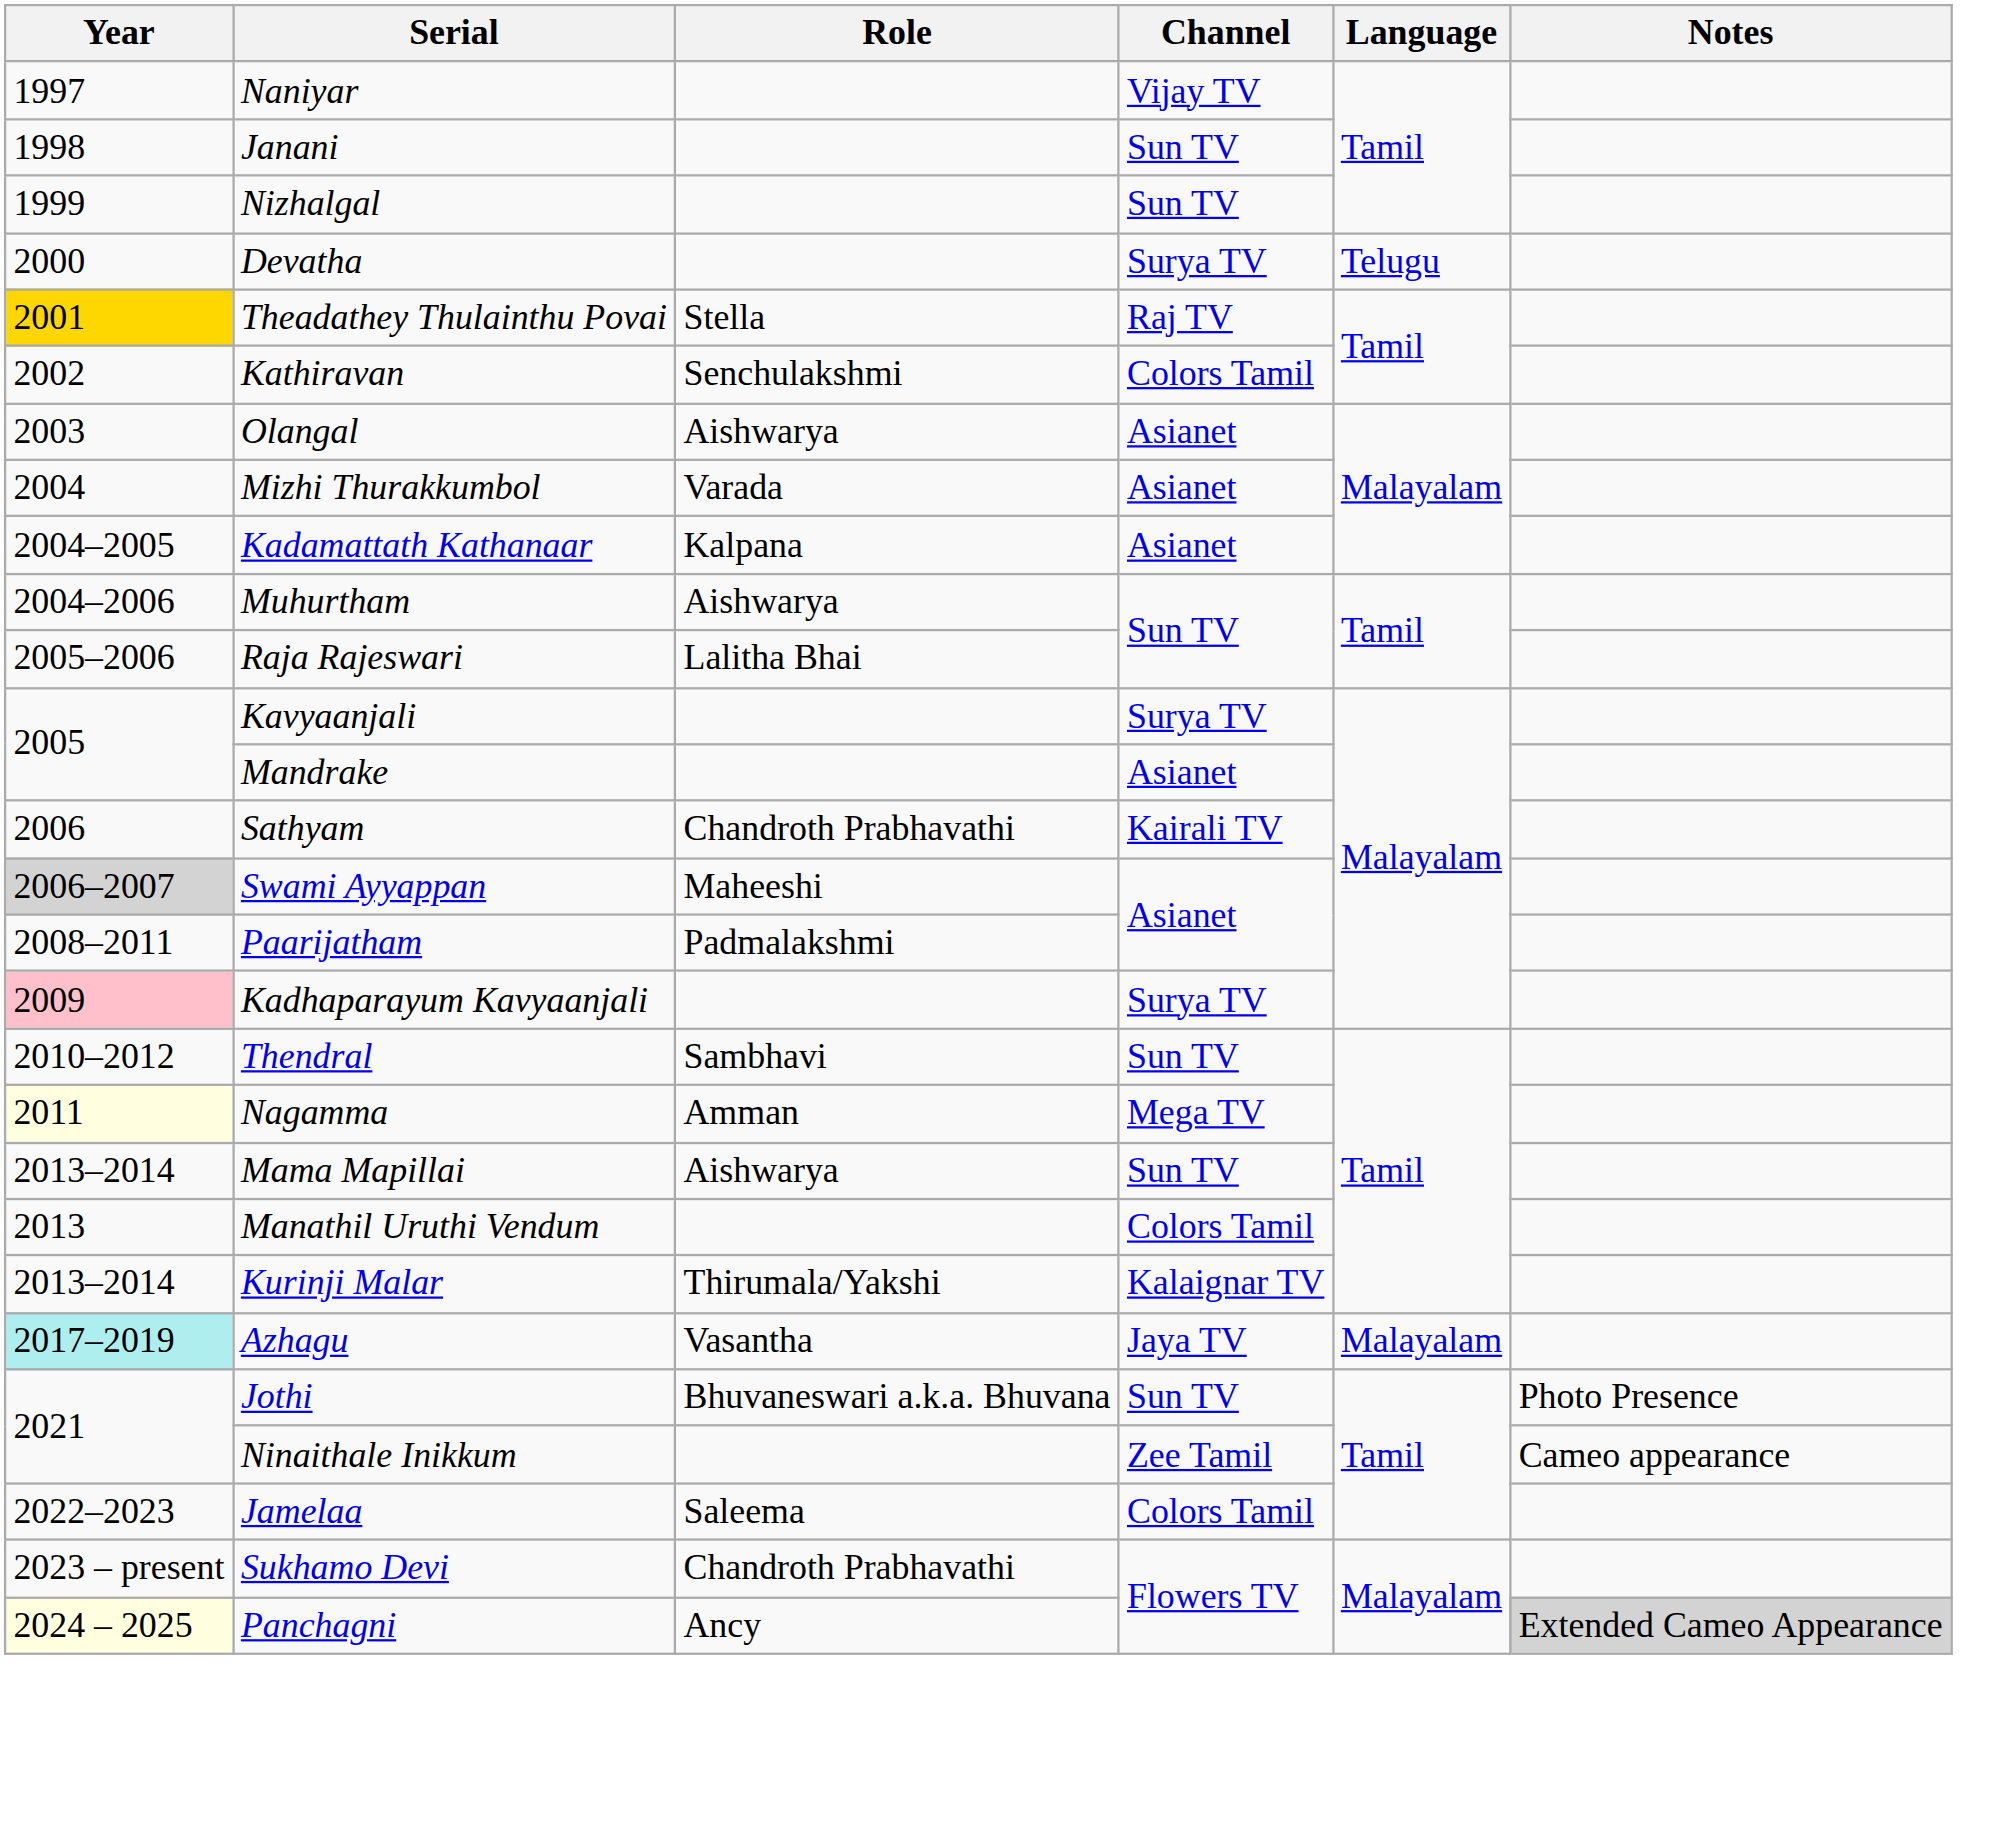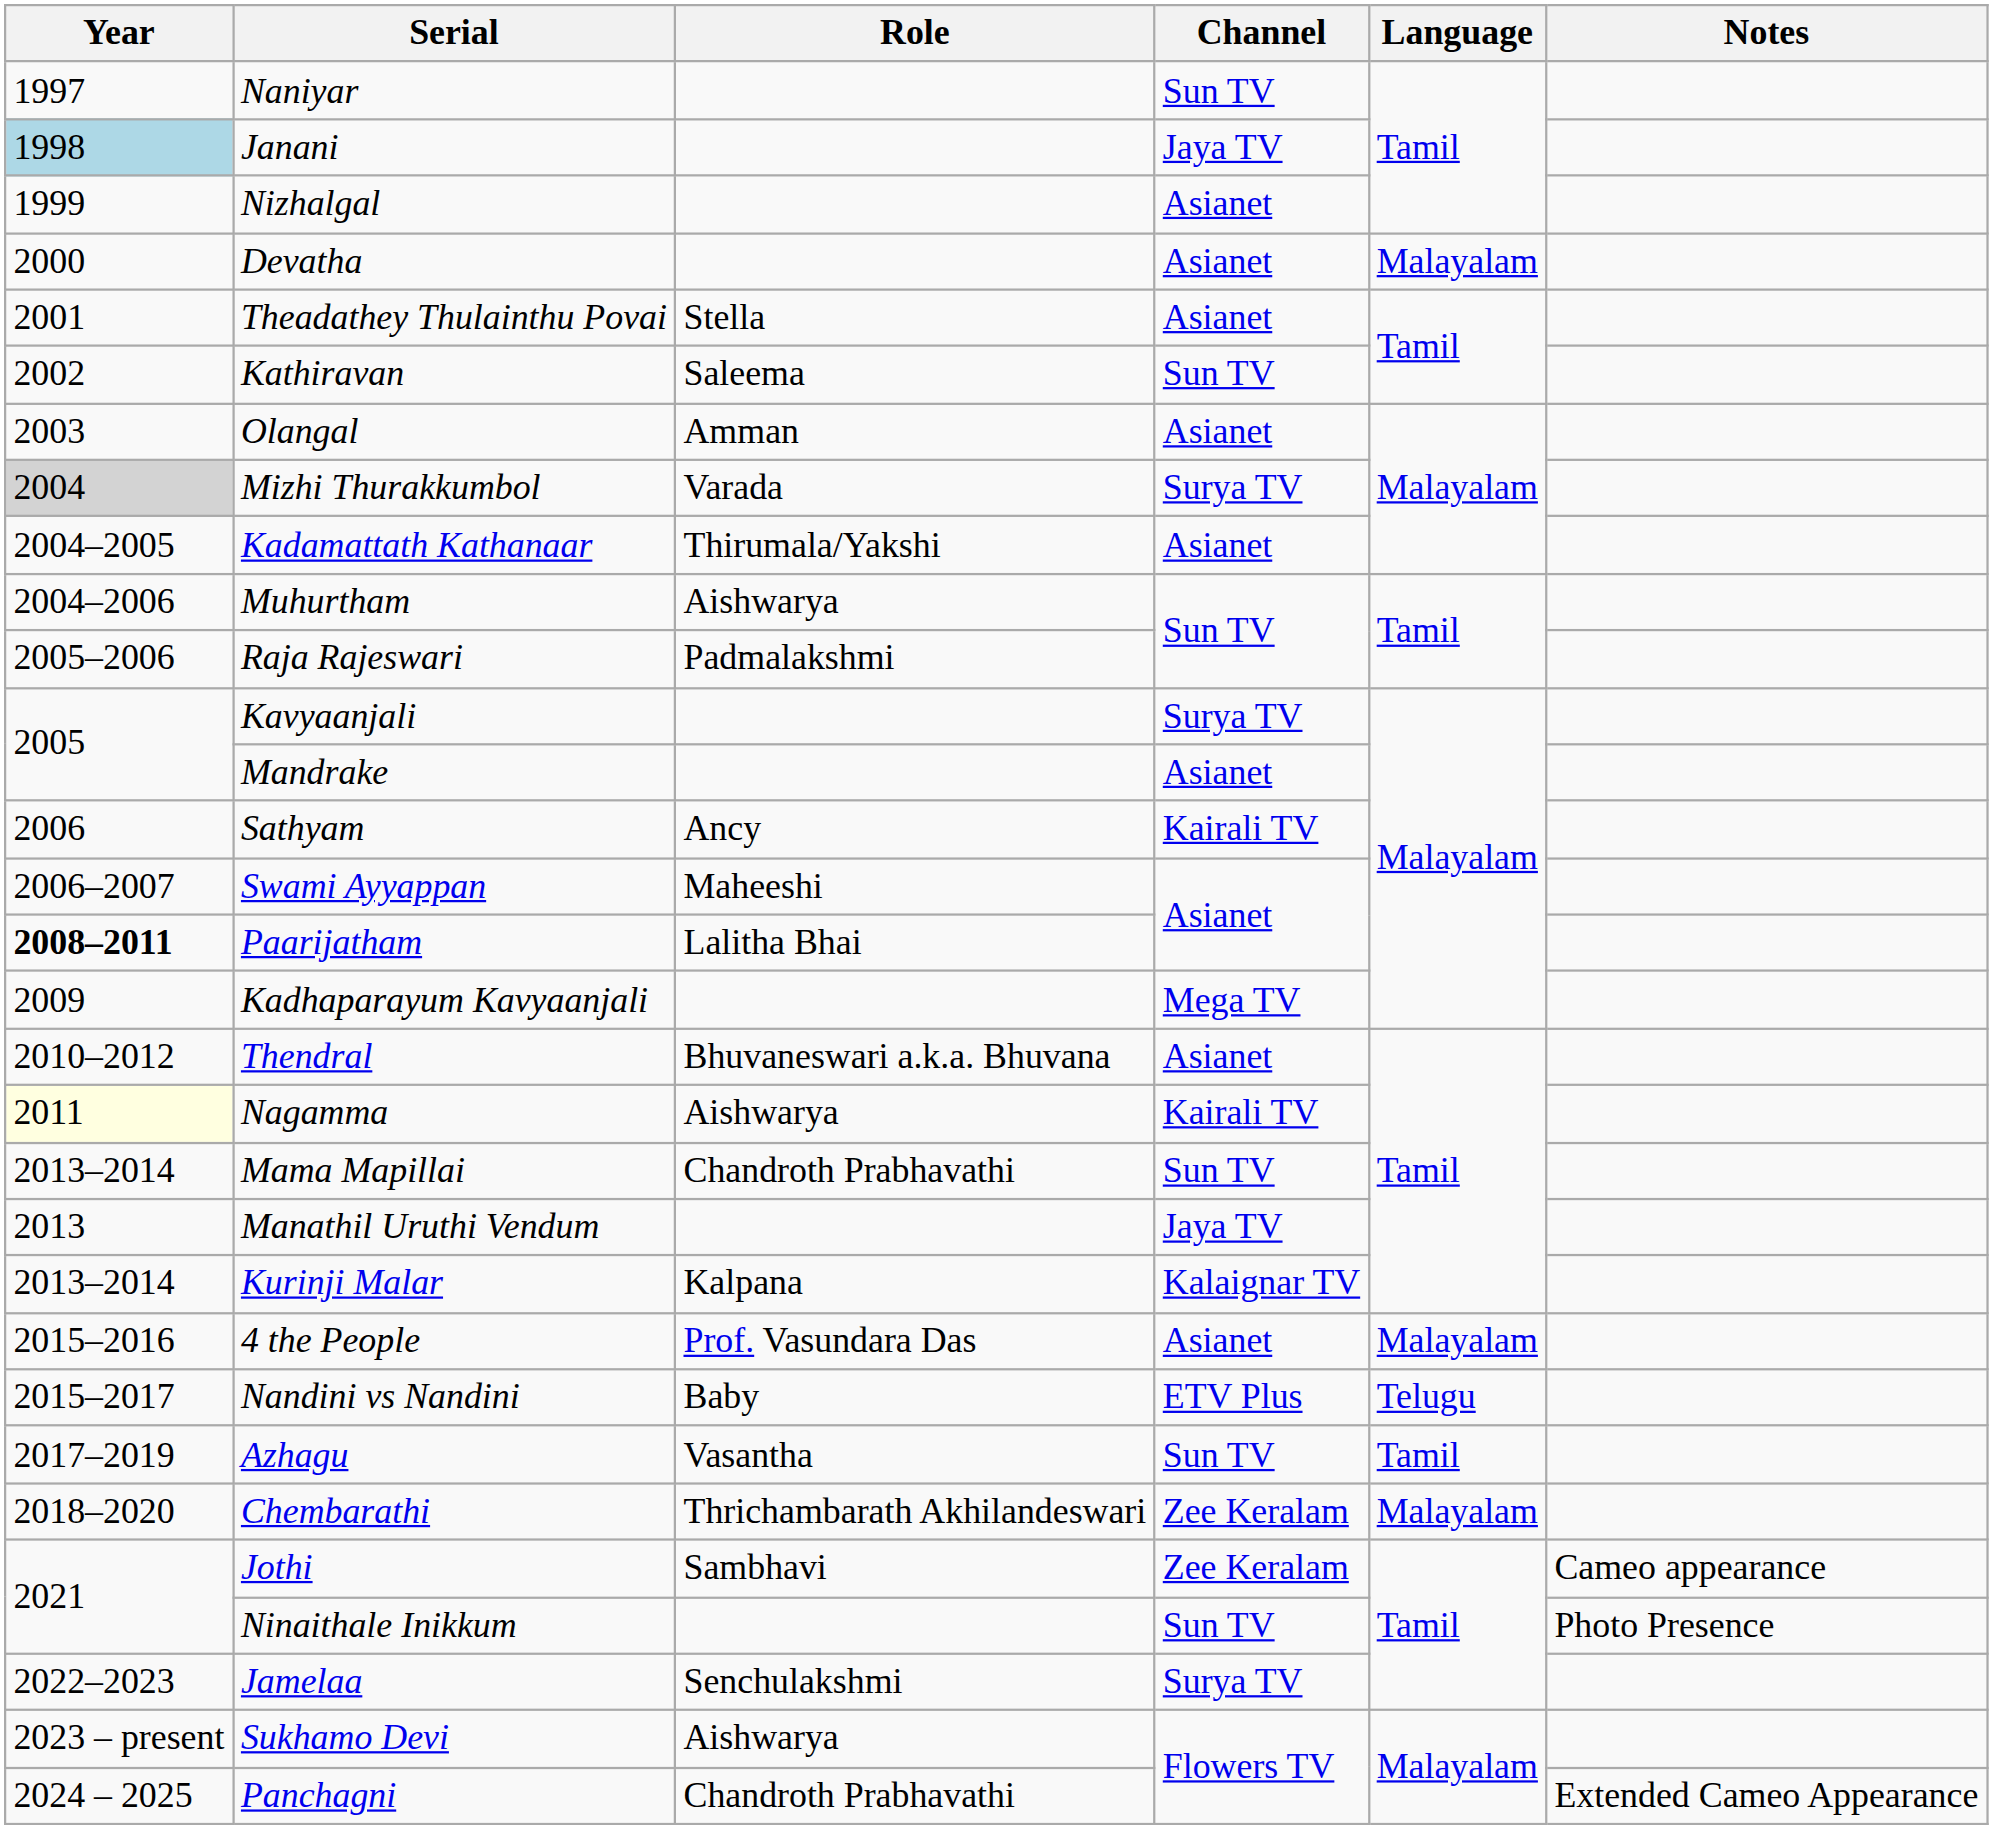(1194, 89) Vijay TV -> (1219, 89) Sun TV
(49, 146) no background -> (49, 146) lightblue background
(1183, 146) Sun TV -> (1223, 146) Jaya TV
(1183, 203) Sun TV -> (1218, 203) Asianet
(1197, 260) Surya TV -> (1218, 260) Asianet
(1390, 260) Telugu -> (1457, 260) Malayalam
(49, 317) gold background -> (49, 317) no background
(1180, 317) Raj TV -> (1218, 317) Asianet
(793, 373) Senchulakshmi -> (744, 373) Saleema
(1220, 373) Colors Tamil -> (1219, 373) Sun TV
(761, 430) Aishwarya -> (741, 430) Amman
(49, 487) no background -> (49, 487) lightgrey background
(1182, 487) Asianet -> (1233, 487) Surya TV
(743, 544) Kalpana -> (812, 544) Thirumala/Yakshi
(773, 658) Lalitha Bhai -> (789, 658) Padmalakshmi
(849, 828) Chandroth Prabhavathi -> (722, 828) Ancy
(94, 885) lightgrey background -> (94, 885) no background
(93, 942) normal -> (93, 942) bold
(789, 942) Padmalakshmi -> (773, 942) Lalitha Bhai
(49, 999) pink background -> (49, 999) no background
(1197, 999) Surya TV -> (1232, 999) Mega TV
(755, 1056) Sambhavi -> (897, 1056) Bhuvaneswari a.k.a. Bhuvana
(1183, 1056) Sun TV -> (1218, 1056) Asianet
(741, 1112) Amman -> (761, 1112) Aishwarya
(1196, 1112) Mega TV -> (1241, 1112) Kairali TV
(761, 1169) Aishwarya -> (849, 1169) Chandroth Prabhavathi
(1220, 1226) Colors Tamil -> (1223, 1226) Jaya TV
(812, 1283) Thirumala/Yakshi -> (743, 1283) Kalpana
+ row: (330, 1340)
+ row: (380, 1397)
(94, 1340) paleturquoise background -> (94, 1453) no background
(1187, 1340) Jaya TV -> (1219, 1453) Sun TV
(1422, 1340) Malayalam -> (1418, 1453) Tamil
+ row: (336, 1510)
(897, 1397) Bhuvaneswari a.k.a. Bhuvana -> (755, 1567) Sambhavi
(1183, 1397) Sun TV -> (1256, 1567) Zee Keralam
(1629, 1397) Photo Presence -> (1690, 1567) Cameo appearance
(1200, 1453) Zee Tamil -> (1219, 1624) Sun TV
(1654, 1453) Cameo appearance -> (1664, 1624) Photo Presence
(744, 1510) Saleema -> (793, 1681) Senchulakshmi
(1220, 1510) Colors Tamil -> (1233, 1681) Surya TV
(849, 1567) Chandroth Prabhavathi -> (761, 1738) Aishwarya
(103, 1624) lightyellow background -> (103, 1794) no background
(722, 1624) Ancy -> (849, 1794) Chandroth Prabhavathi
(1731, 1624) lightgrey background -> (1766, 1794) no background
